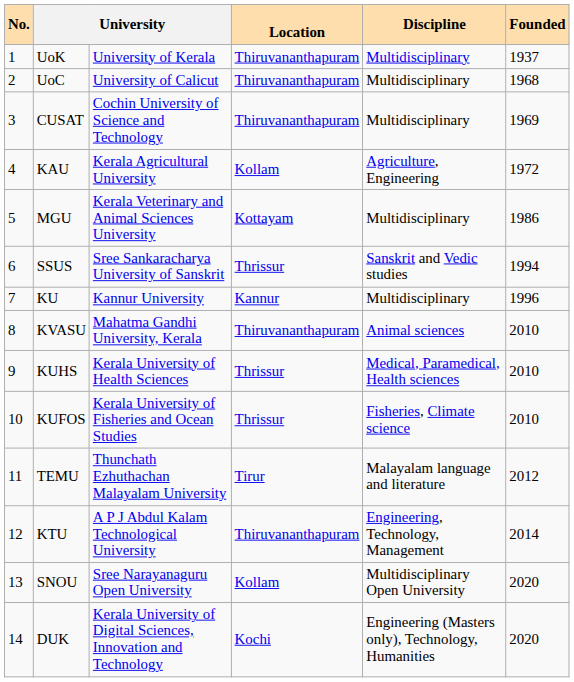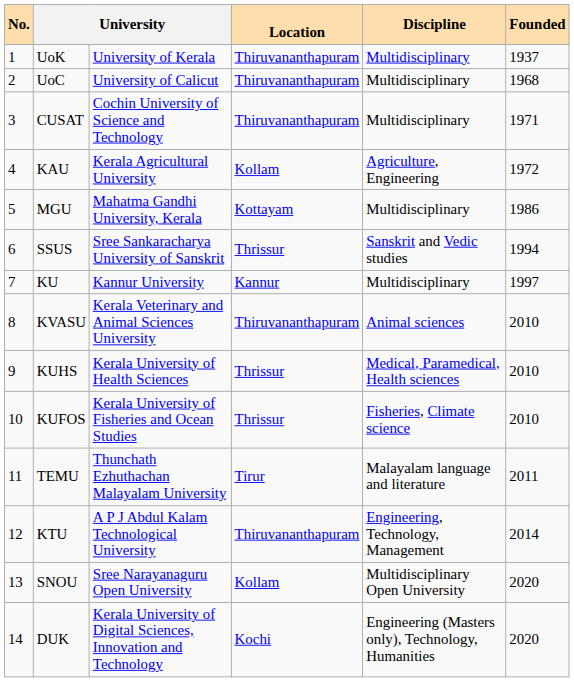(524, 120) 1969 -> (524, 120) 1971
(158, 217) Kerala Veterinary and Animal Sciences University -> (147, 209) Mahatma Gandhi University, Kerala
(524, 298) 1996 -> (524, 281) 1997
(147, 330) Mahatma Gandhi University, Kerala -> (158, 322) Kerala Veterinary and Animal Sciences University
(524, 476) 2012 -> (524, 476) 2011
